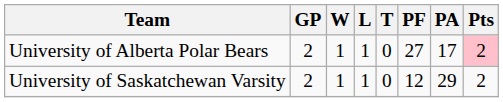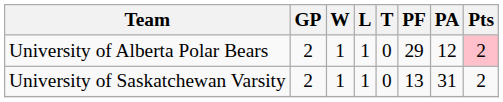(414, 50) 27 -> (414, 50) 29
(447, 50) 17 -> (447, 50) 12
(414, 81) 12 -> (414, 81) 13
(447, 81) 29 -> (447, 81) 31
